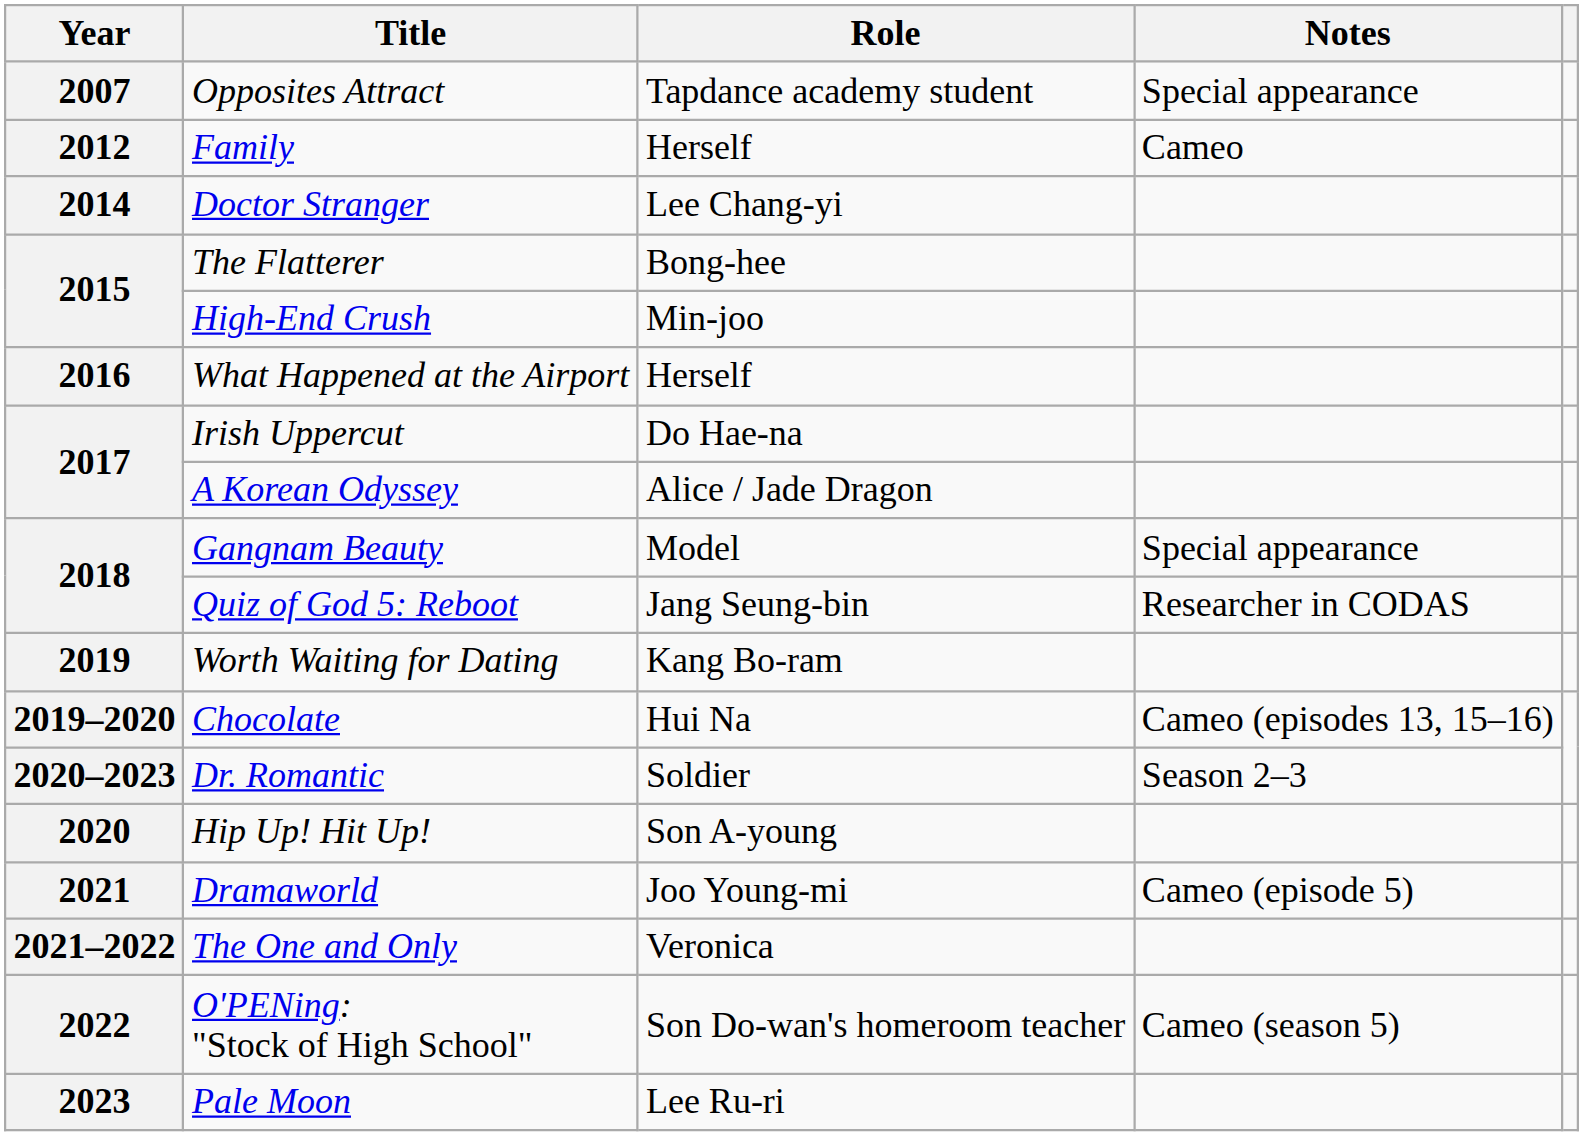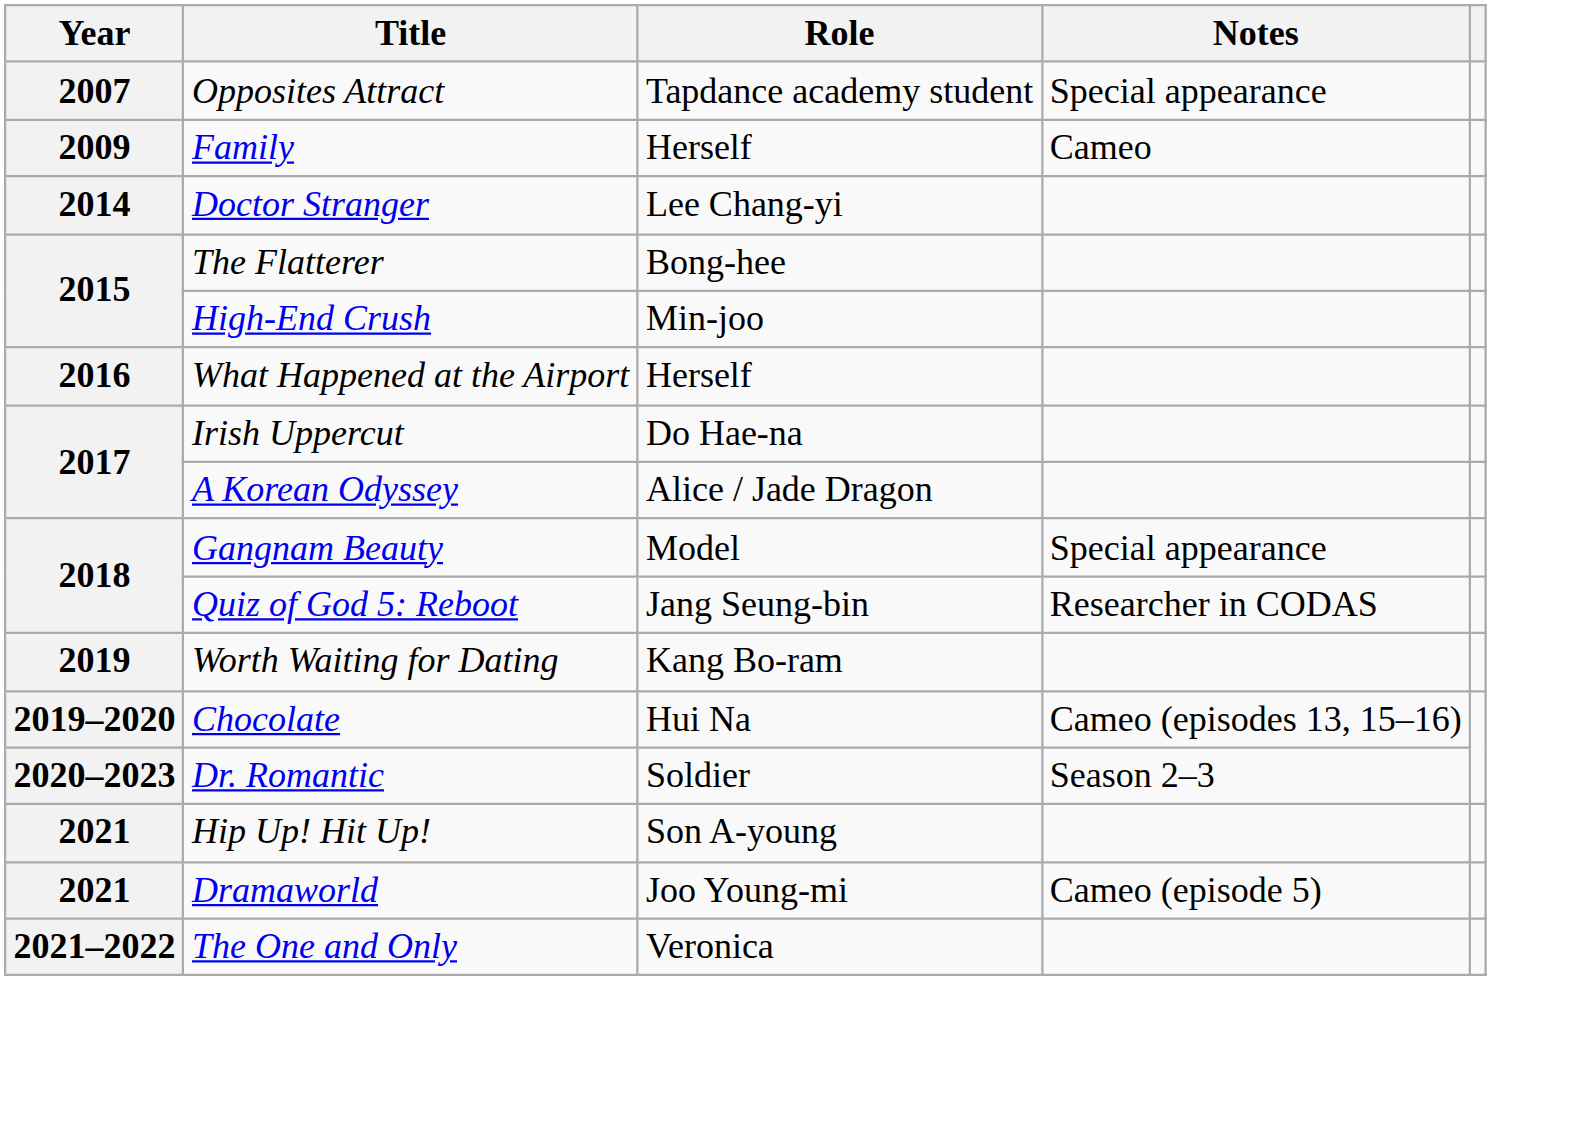(94, 147) 2012 -> (94, 147) 2009
(94, 832) 2020 -> (94, 832) 2021
- row: (362, 1023)
- row: (272, 1101)
